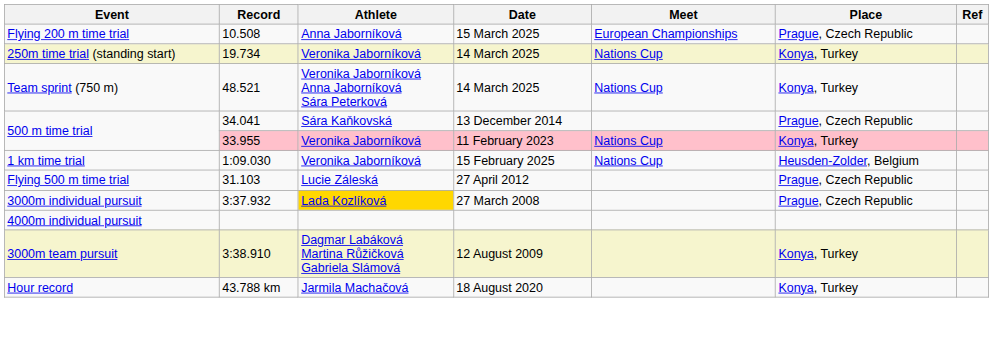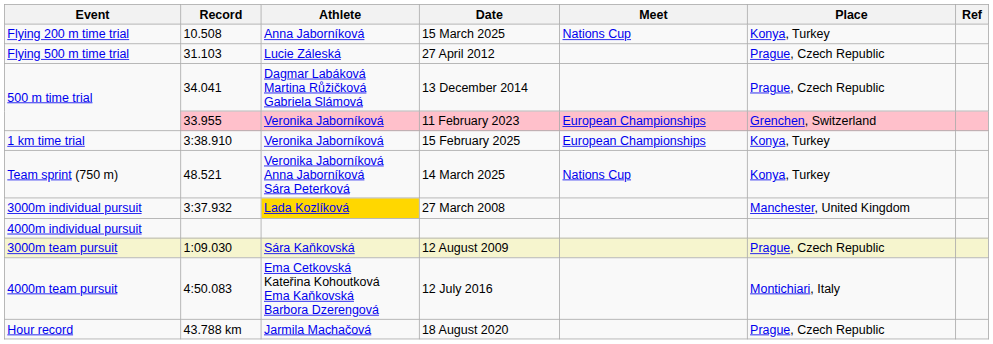(666, 34) European Championships -> (597, 34) Nations Cup
(846, 34) Prague, Czech Republic -> (790, 34) Konya, Turkey
- row: (91, 54)
rows swapped: (68, 180) <-> (63, 88)
(347, 121) Sára Kaňkovská -> (315, 88) Dagmar Labáková Martina Růžičková Gabriela Slámová
(629, 141) Nations Cup -> (634, 121) European Championships
(818, 141) Konya, Turkey -> (813, 121) Grenchen, Switzerland
(246, 161) 1:09.030 -> (208, 141) 3:38.910
(629, 161) Nations Cup -> (634, 141) European Championships
(849, 161) Heusden-Zolder, Belgium -> (790, 141) Konya, Turkey
(846, 200) Prague, Czech Republic -> (830, 208) Manchester, United Kingdom
(246, 254) 3:38.910 -> (208, 248) 1:09.030
(352, 254) Dagmar Labáková Martina Růžičková Gabriela Slámová -> (309, 248) Sára Kaňkovská
(818, 254) Konya, Turkey -> (817, 248) Prague, Czech Republic
+ row: (62, 288)
(818, 287) Konya, Turkey -> (817, 329) Prague, Czech Republic
